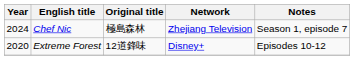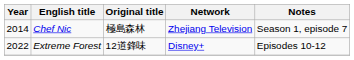(18, 29) 2024 -> (18, 29) 2014
(18, 46) 2020 -> (18, 46) 2022
